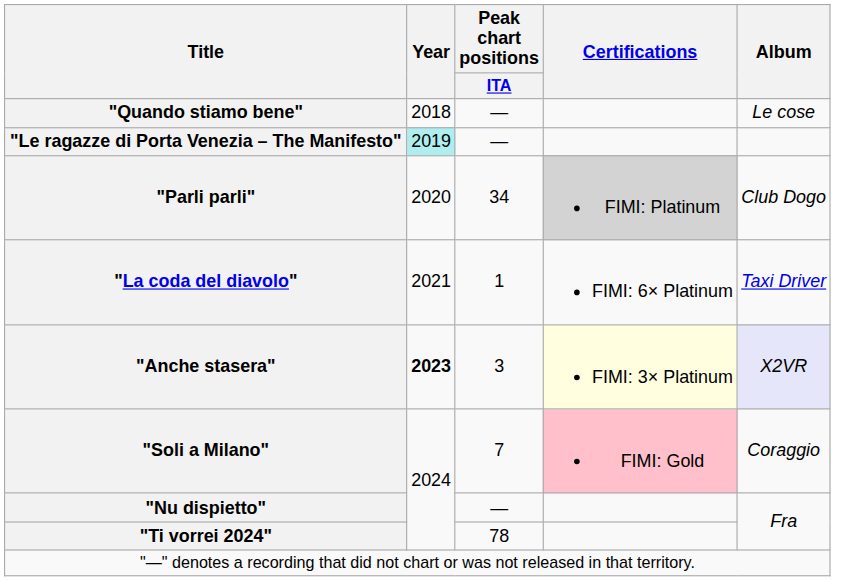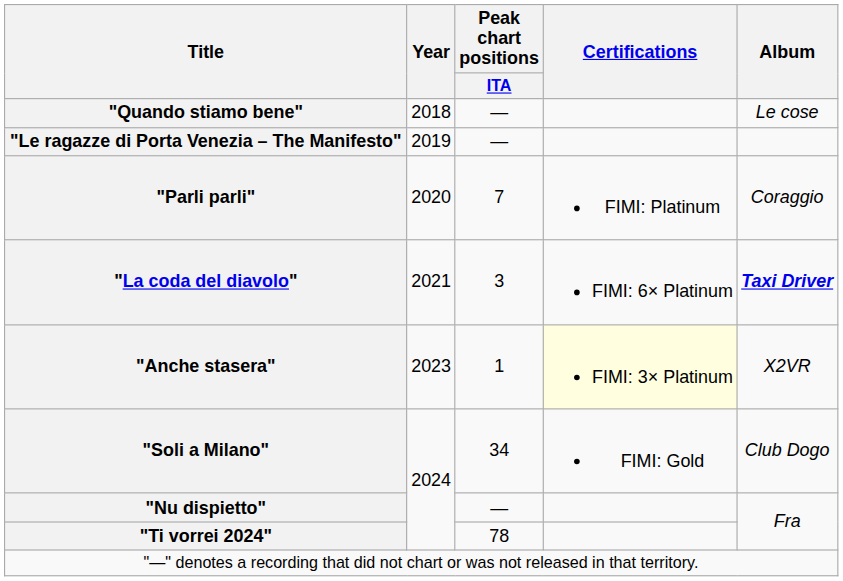(431, 141) paleturquoise background -> (431, 141) no background
(499, 197) 34 -> (499, 197) 7
(640, 208) lightgrey background -> (640, 208) no background
(784, 197) Club Dogo -> (787, 197) Coraggio
(499, 282) 1 -> (499, 282) 3
(784, 282) normal -> (787, 282) bold
(431, 366) bold -> (431, 366) normal
(499, 366) 3 -> (499, 366) 1
(784, 366) lavender background -> (787, 366) no background
(499, 451) 7 -> (499, 451) 34
(640, 461) pink background -> (640, 461) no background
(784, 451) Coraggio -> (787, 451) Club Dogo
